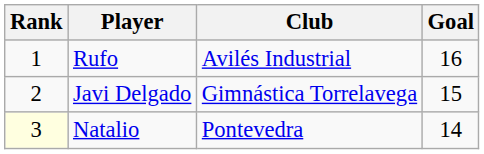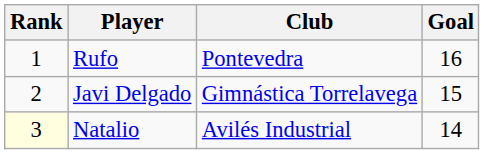(276, 58) Avilés Industrial -> (253, 58) Pontevedra
(253, 129) Pontevedra -> (276, 129) Avilés Industrial
